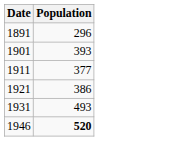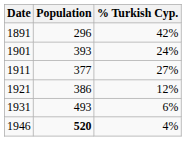+ column: (138, 13)
